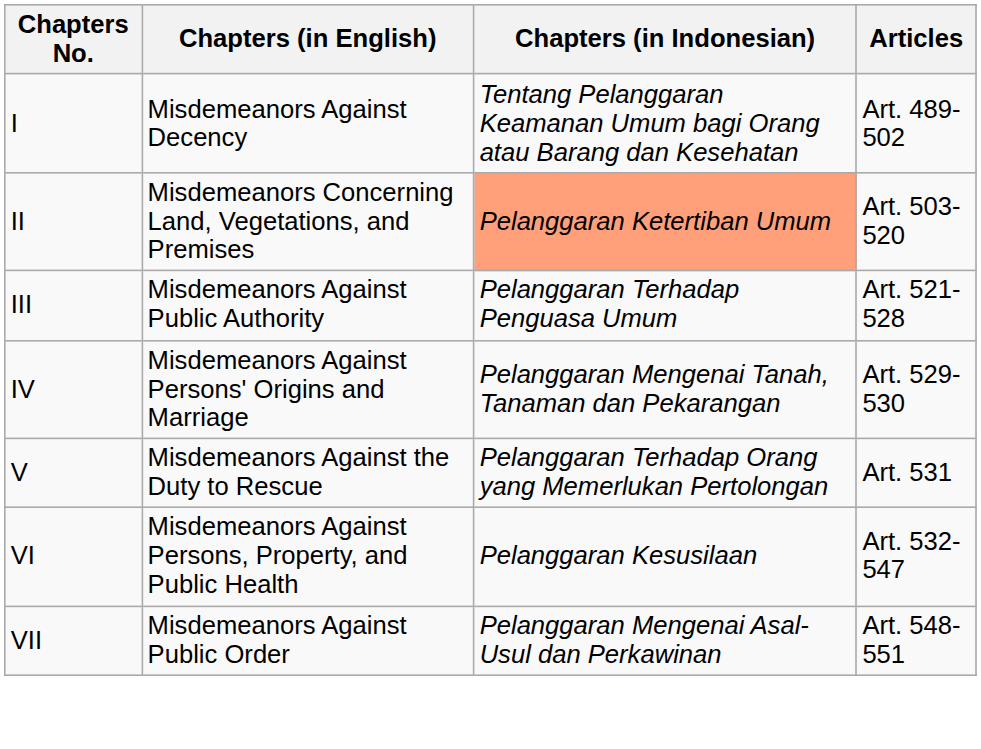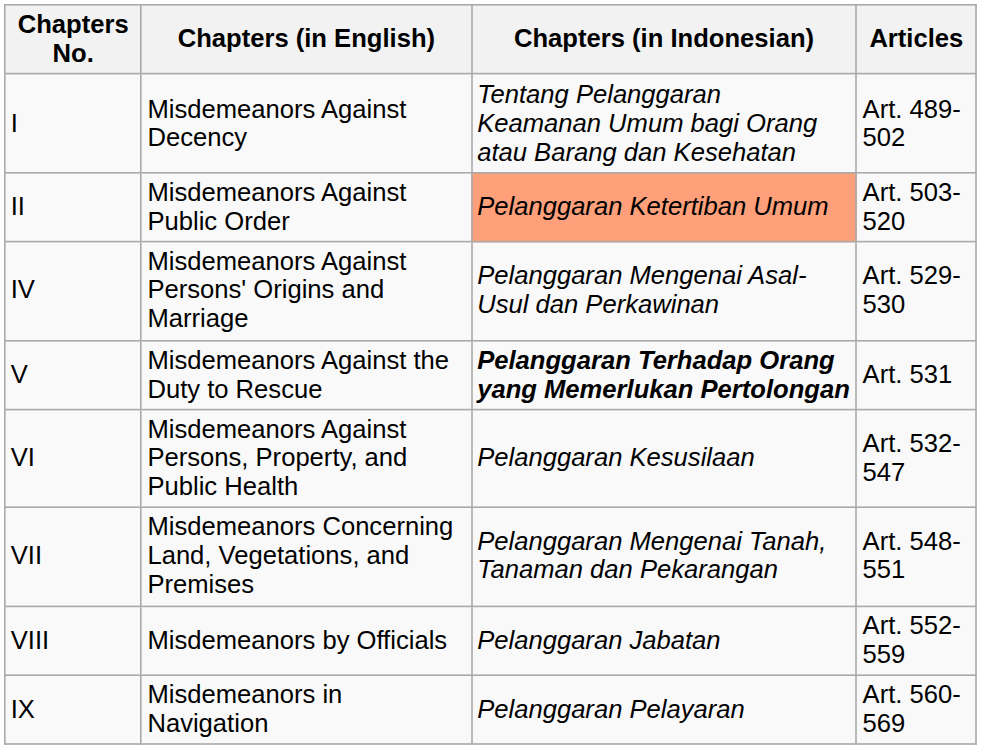(301, 221) Misdemeanors Concerning Land, Vegetations, and Premises -> (277, 206) Misdemeanors Against Public Order
- row: (21, 304)
(654, 388) Pelanggaran Mengenai Tanah, Tanaman dan Pekarangan -> (642, 290) Pelanggaran Mengenai Asal-Usul dan Perkawinan
(654, 472) normal -> (664, 374) bold
(277, 640) Misdemeanors Against Public Order -> (300, 556) Misdemeanors Concerning Land, Vegetations, and Premises
(644, 640) Pelanggaran Mengenai Asal-Usul dan Perkawinan -> (652, 556) Pelanggaran Mengenai Tanah, Tanaman dan Pekarangan
+ row: (30, 640)
+ row: (23, 709)
